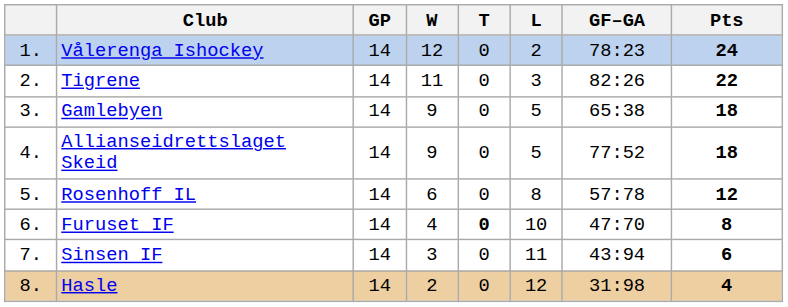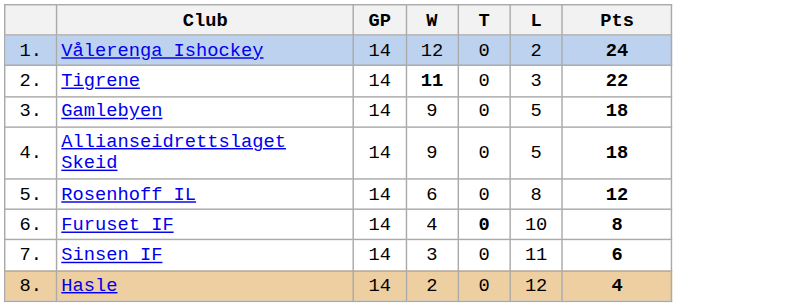- column: (617, 20)
(432, 81) normal -> (432, 81) bold
